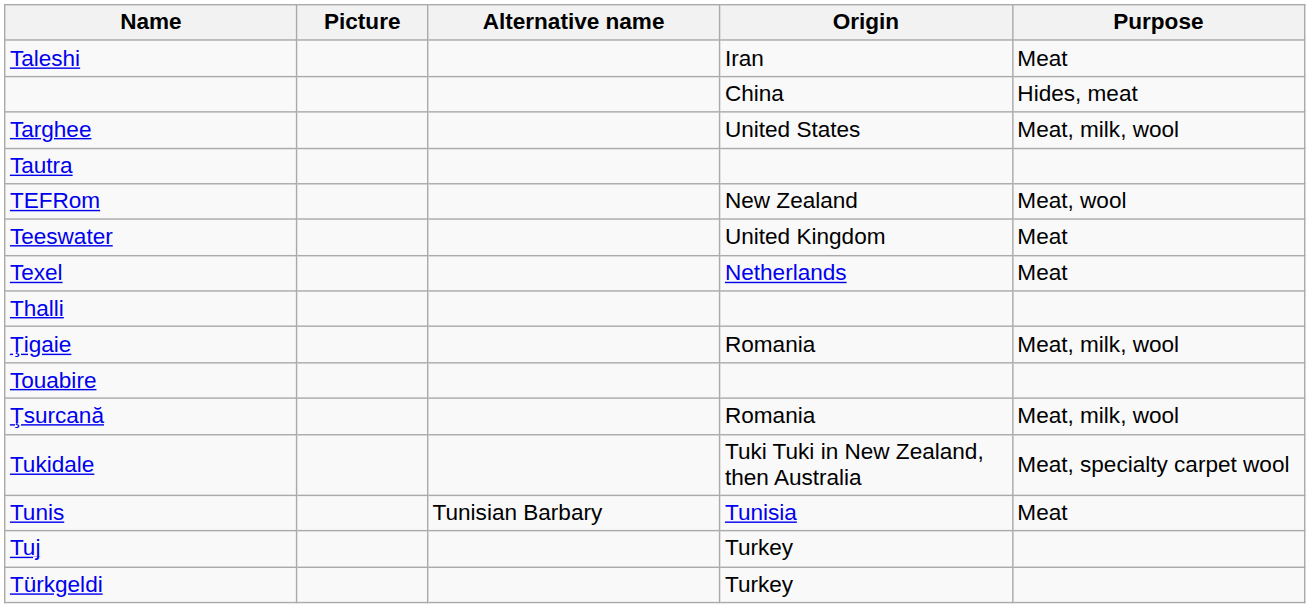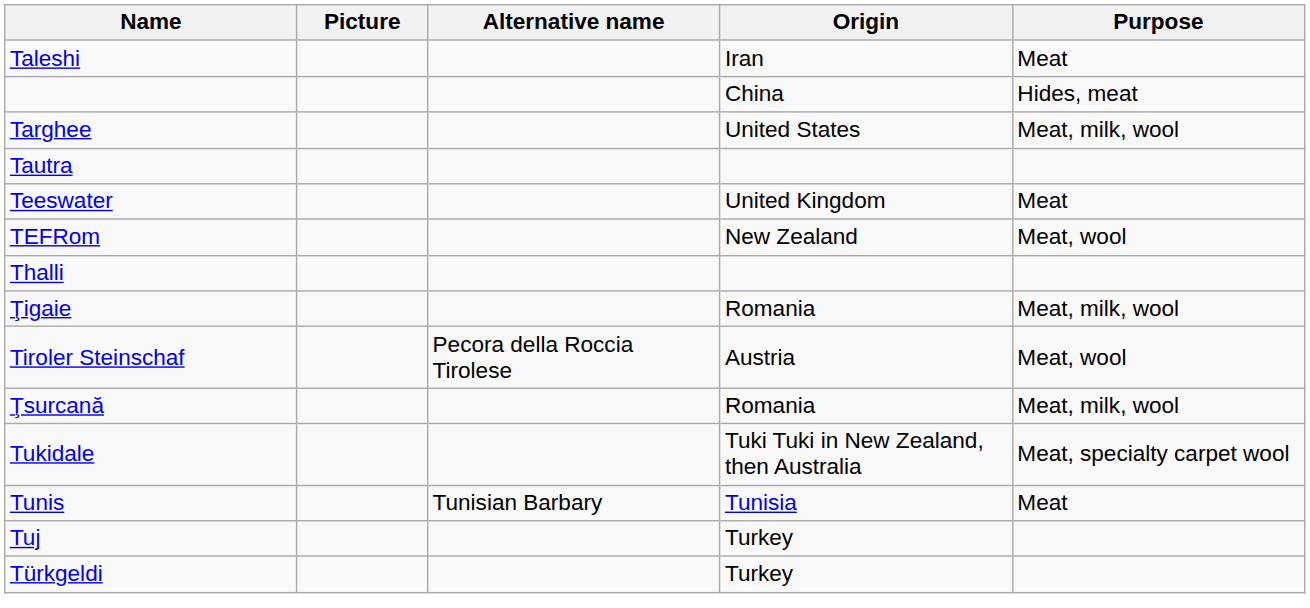rows swapped: (61, 237) <-> (55, 201)
- row: (36, 272)
+ row: (97, 357)
- row: (53, 380)
